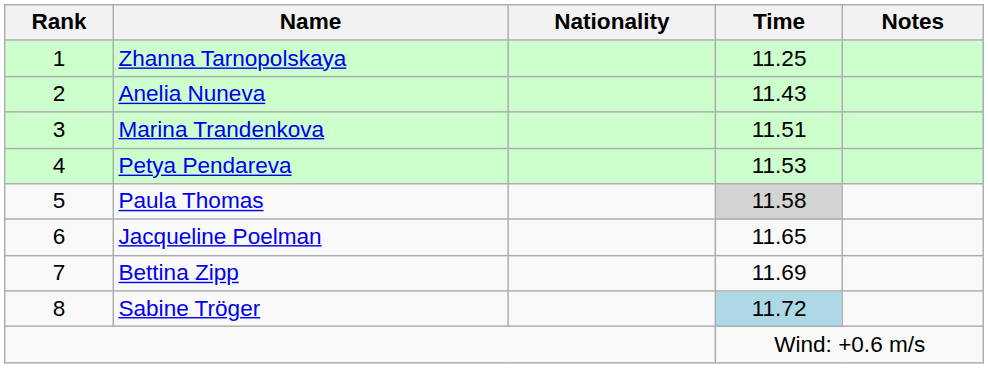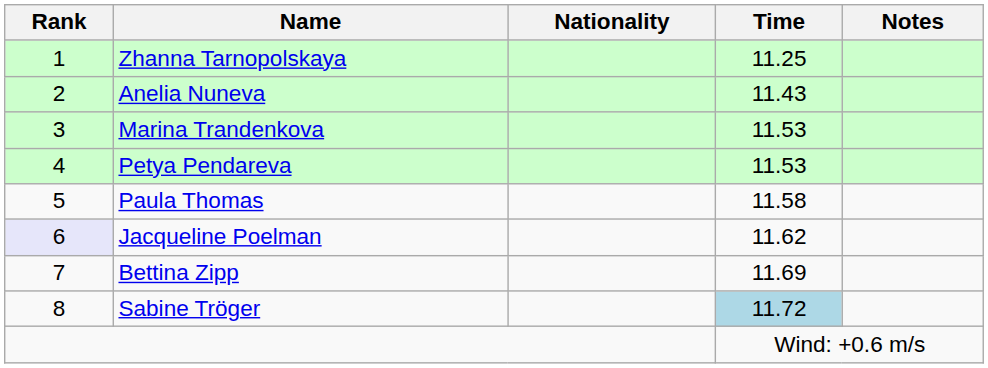(779, 129) 11.51 -> (779, 129) 11.53
(779, 201) lightgrey background -> (779, 201) no background
(59, 237) no background -> (59, 237) lavender background
(779, 237) 11.65 -> (779, 237) 11.62
